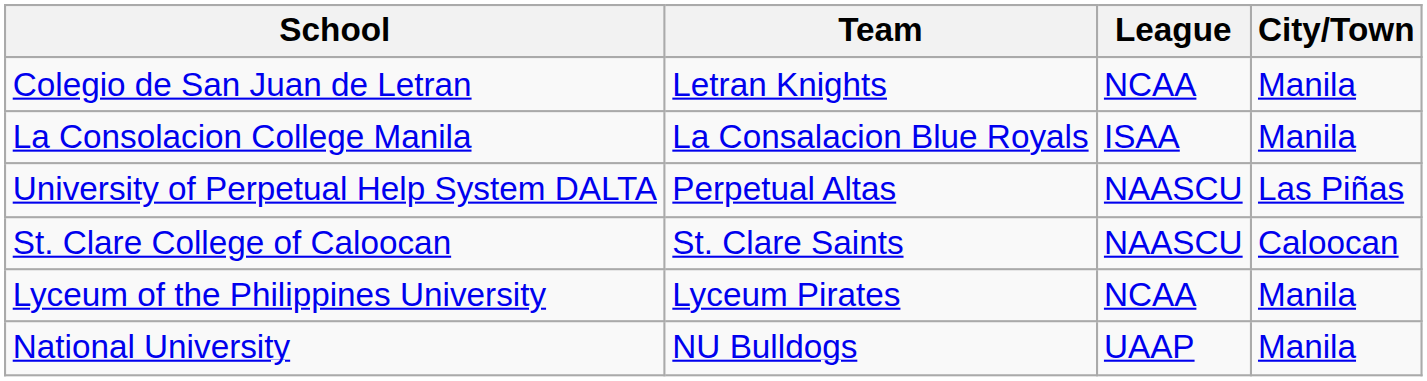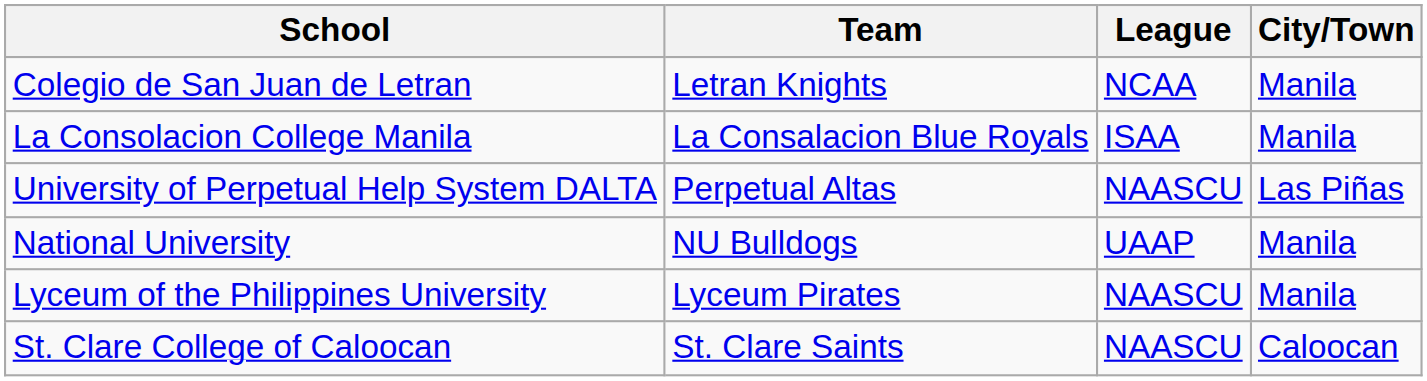rows swapped: (232, 242) <-> (151, 347)
(1150, 294) NCAA -> (1173, 294) NAASCU
